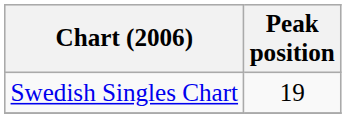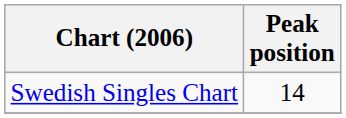(292, 92) 19 -> (292, 92) 14
